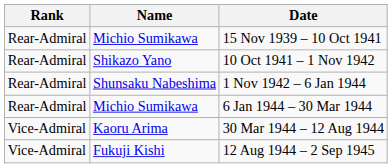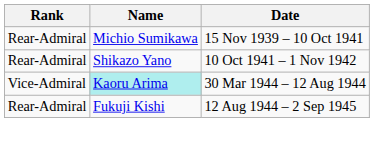- row: (294, 83)
- row: (297, 106)
(130, 128) no background -> (130, 83) paleturquoise background
(47, 151) Vice-Admiral -> (47, 106) Rear-Admiral
